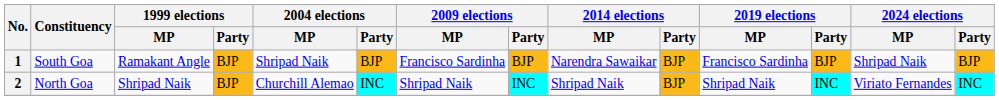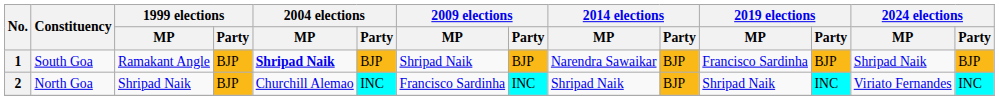(292, 60) normal -> (295, 60) bold
(452, 60) Francisco Sardinha -> (436, 60) Shripad Naik
(436, 83) Shripad Naik -> (452, 83) Francisco Sardinha
